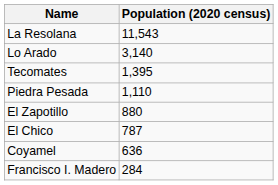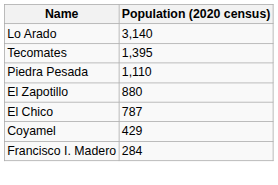- row: (42, 33)
(132, 151) 636 -> (132, 131) 429
